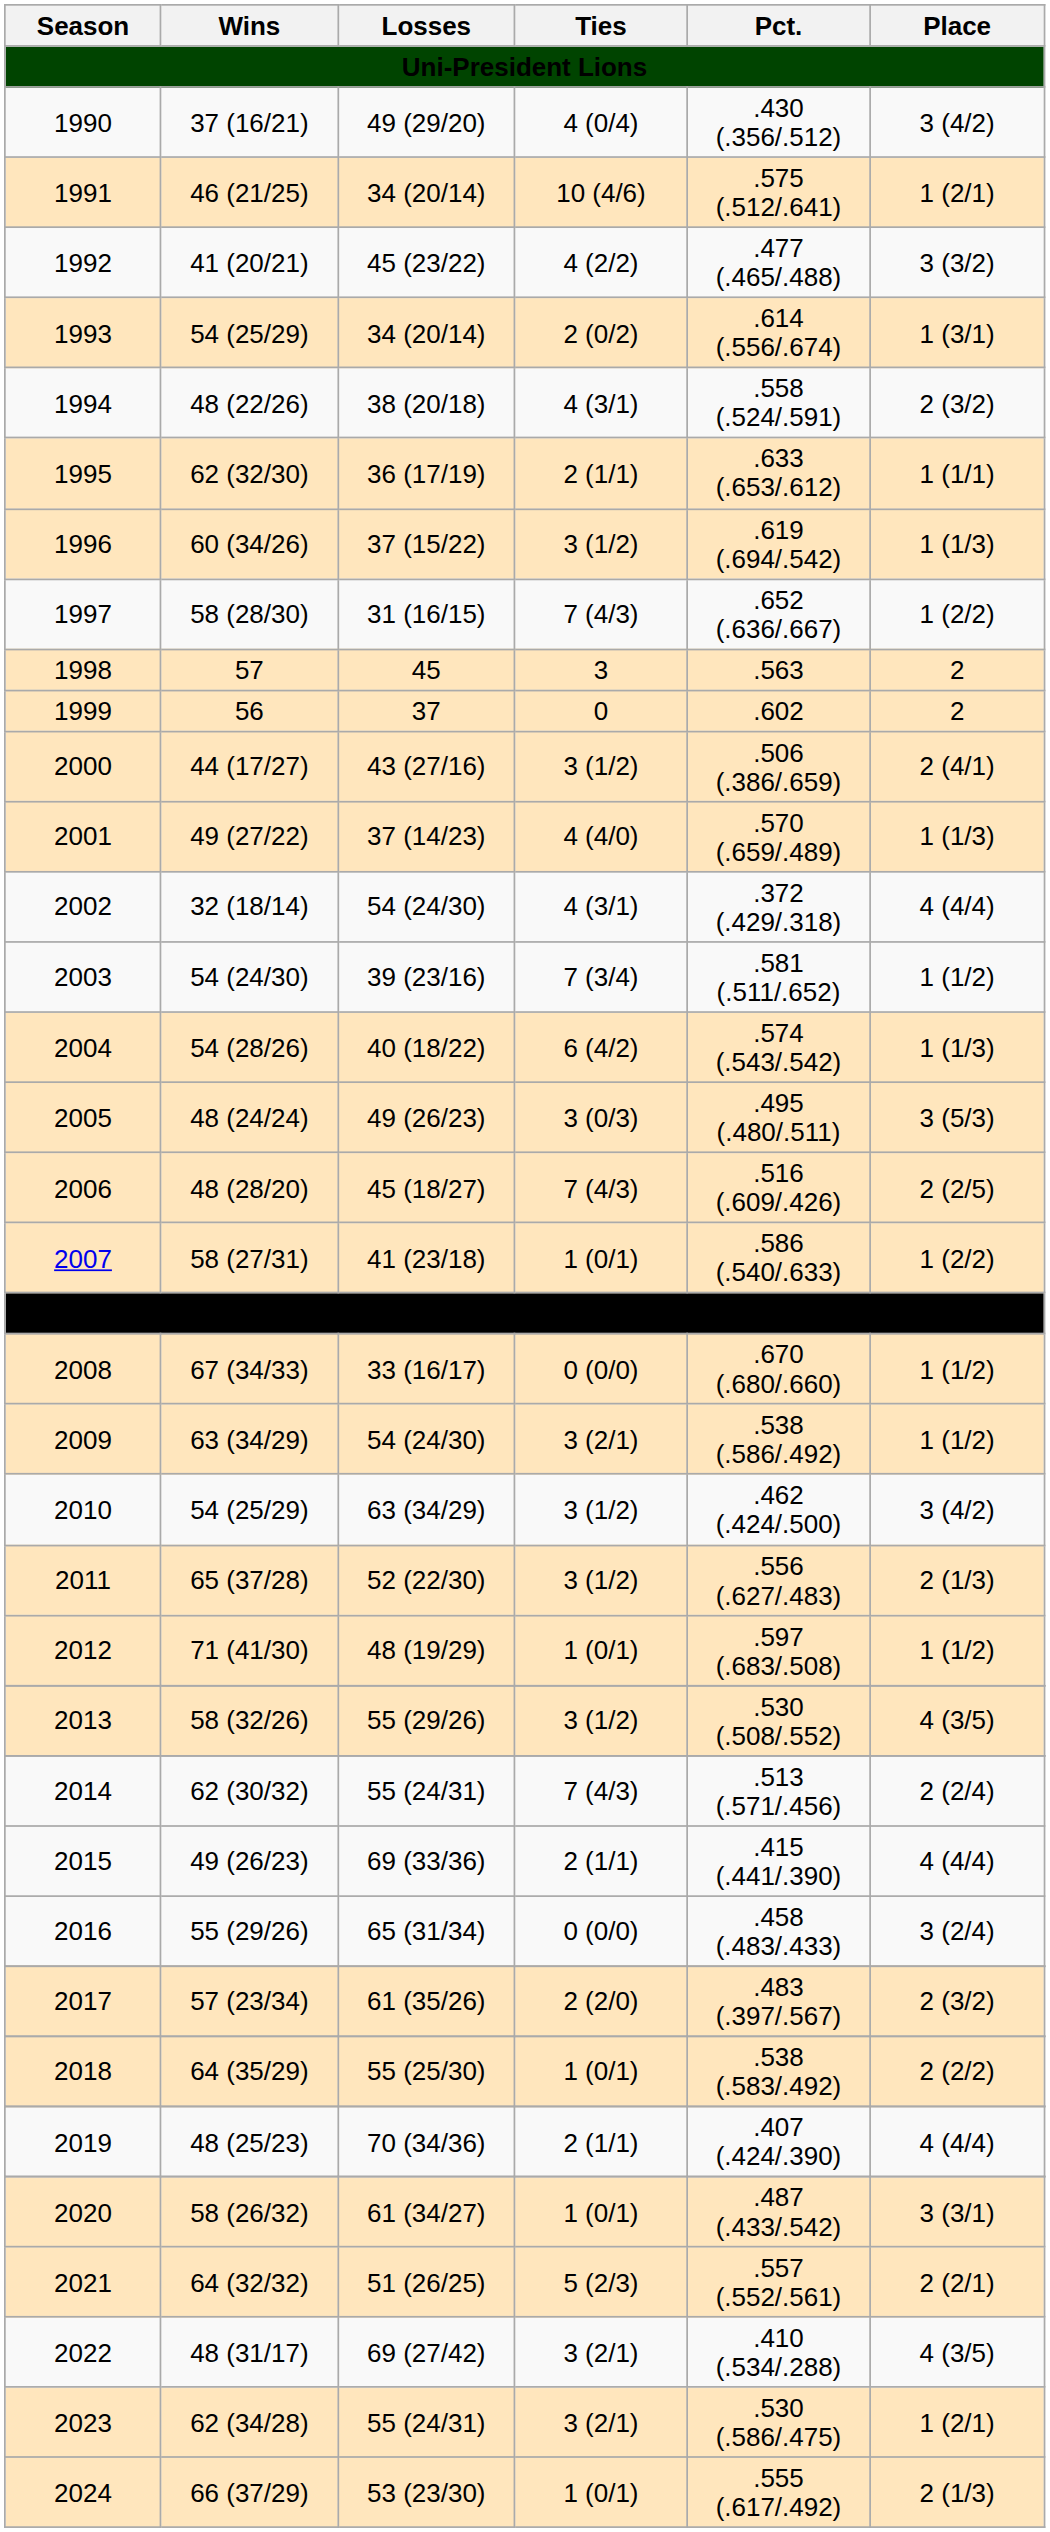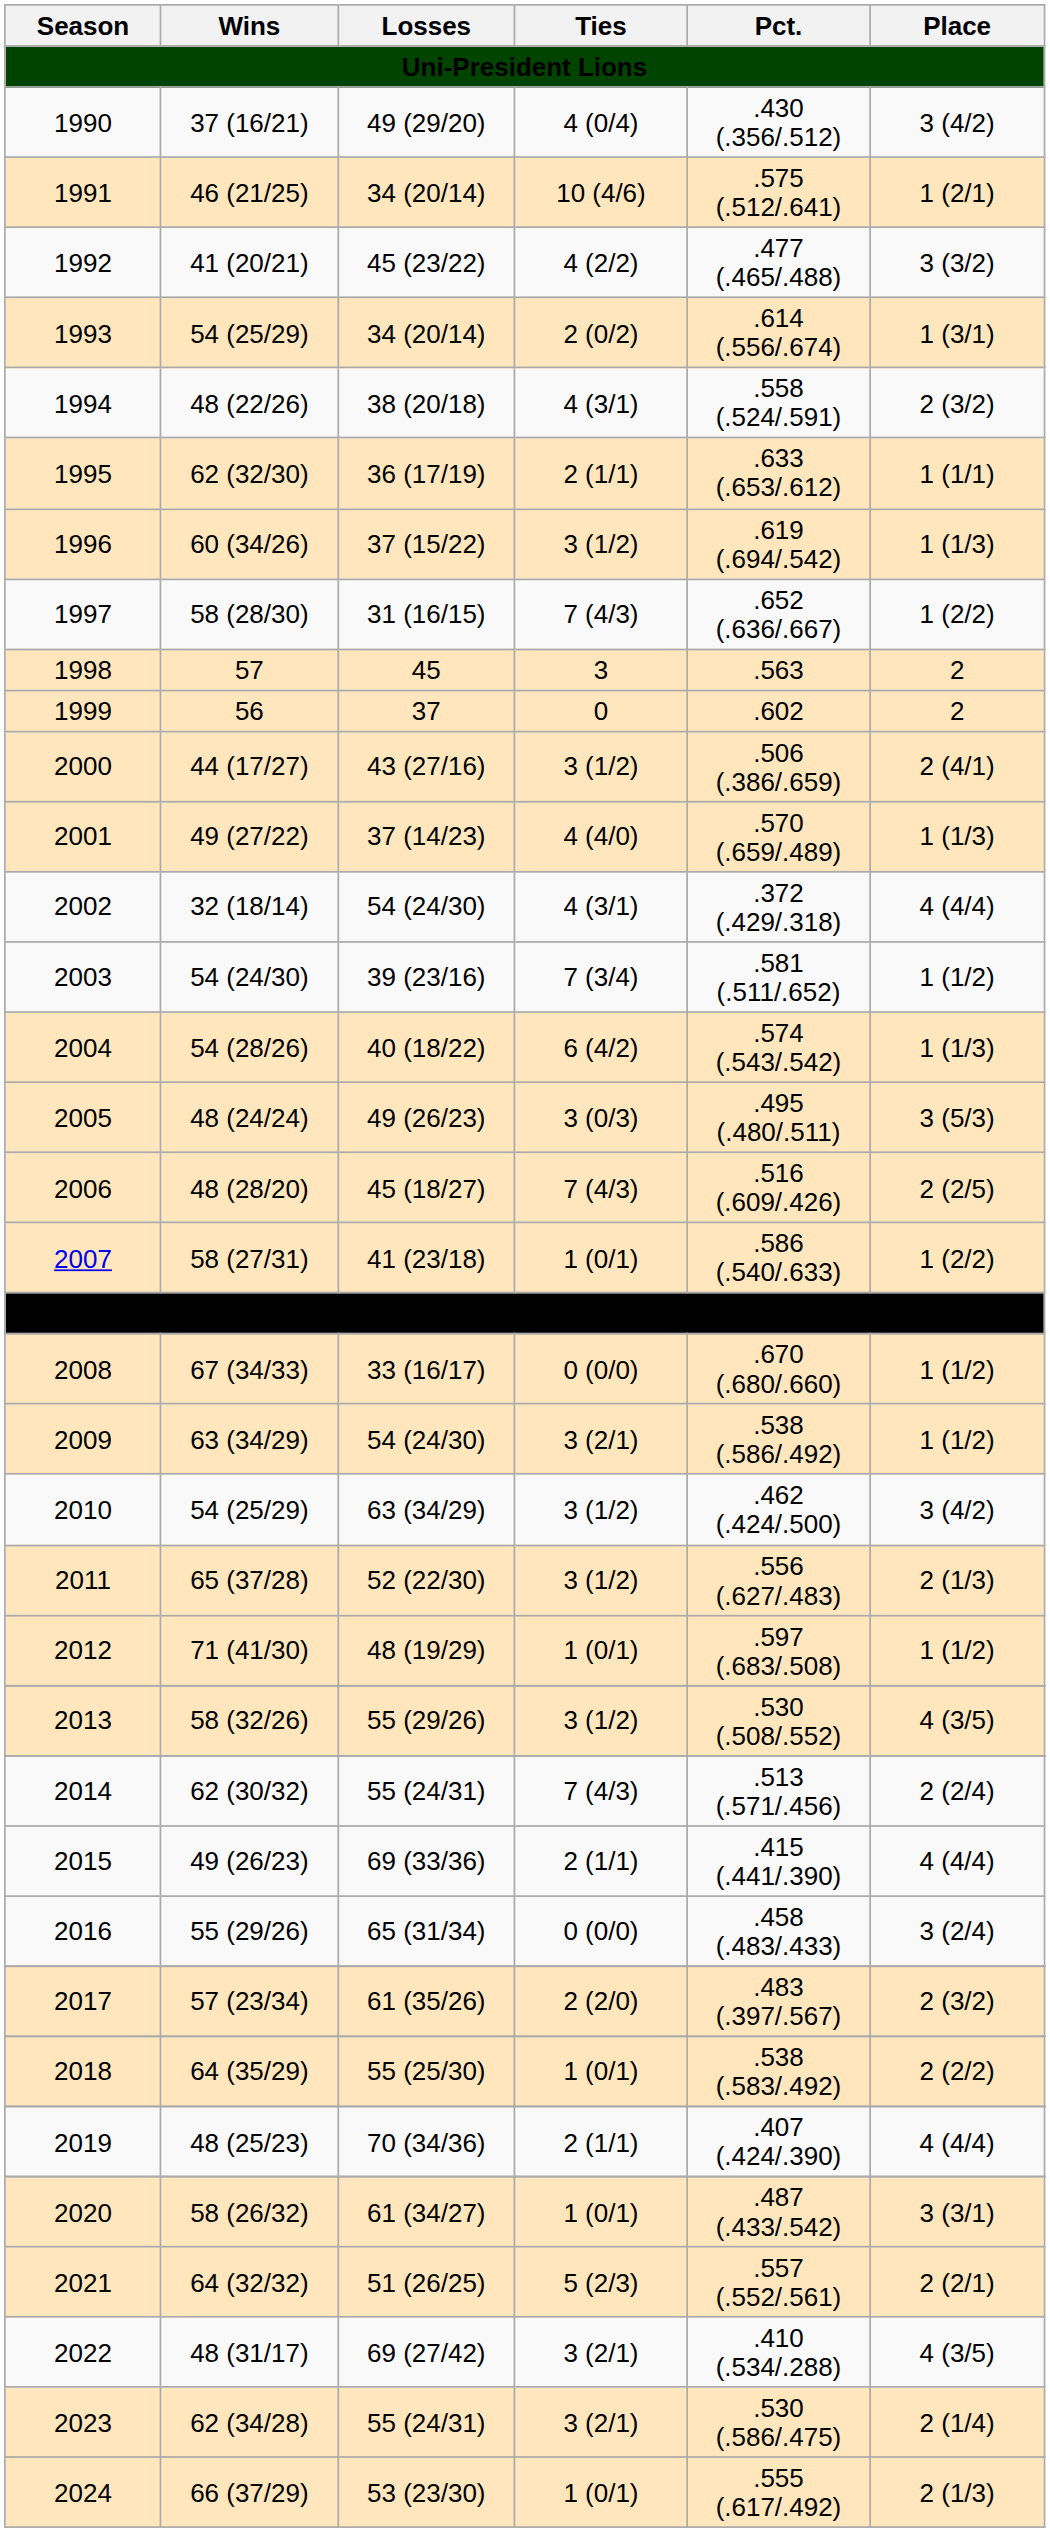(957, 2423) 1 (2/1) -> (957, 2423) 2 (1/4)
